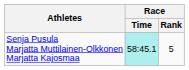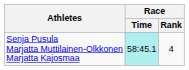(171, 49) 5 -> (171, 49) 4
